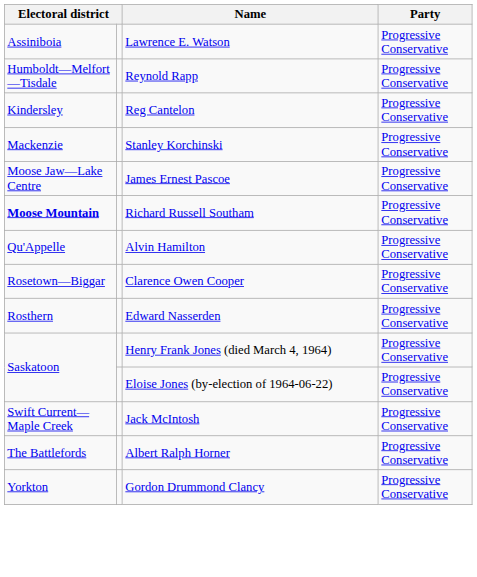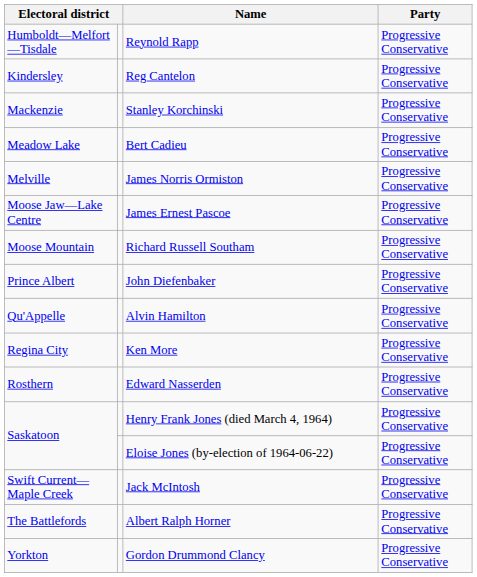- row: (178, 41)
+ row: (156, 144)
+ row: (184, 178)
(53, 213) bold -> (51, 247) normal
+ row: (171, 281)
+ row: (152, 350)
- row: (185, 281)
